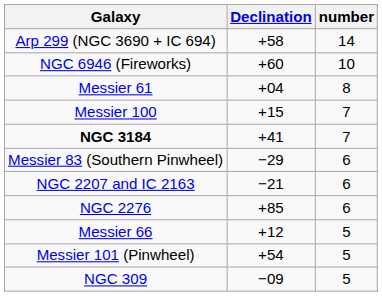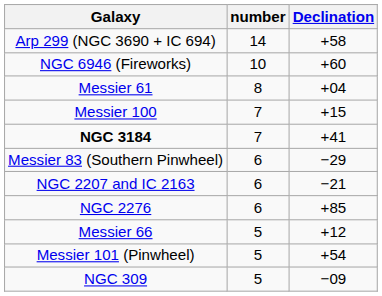columns swapped: (346, 17) <-> (271, 17)
